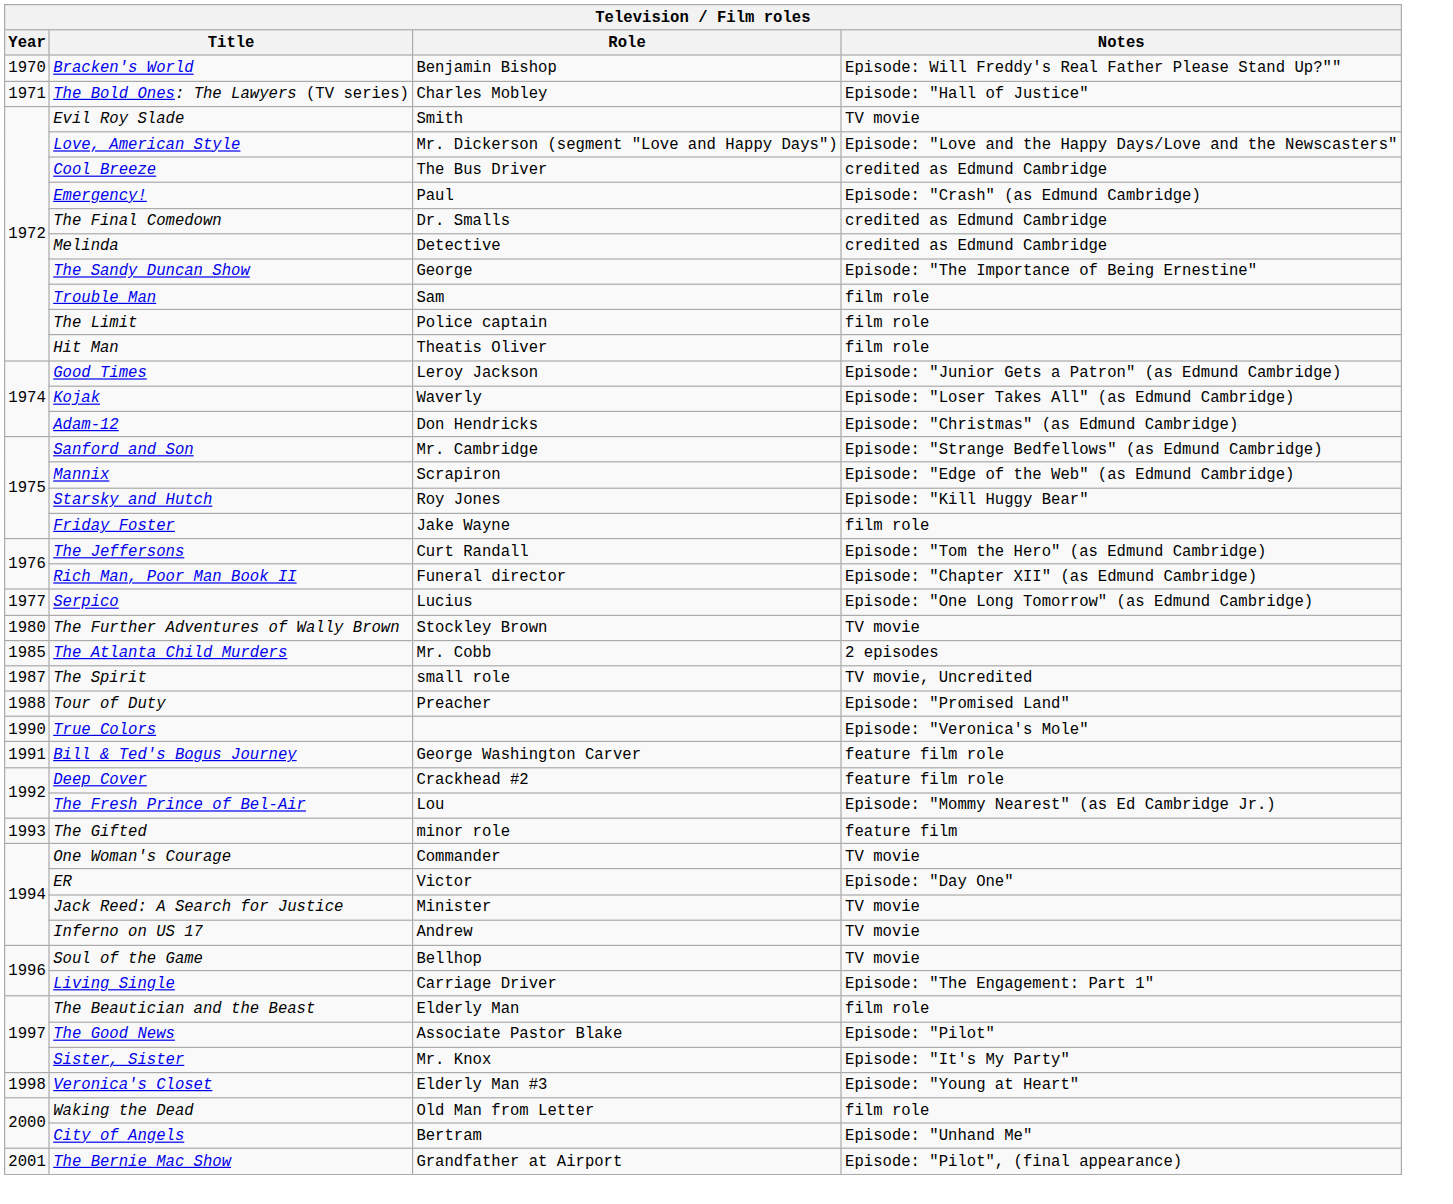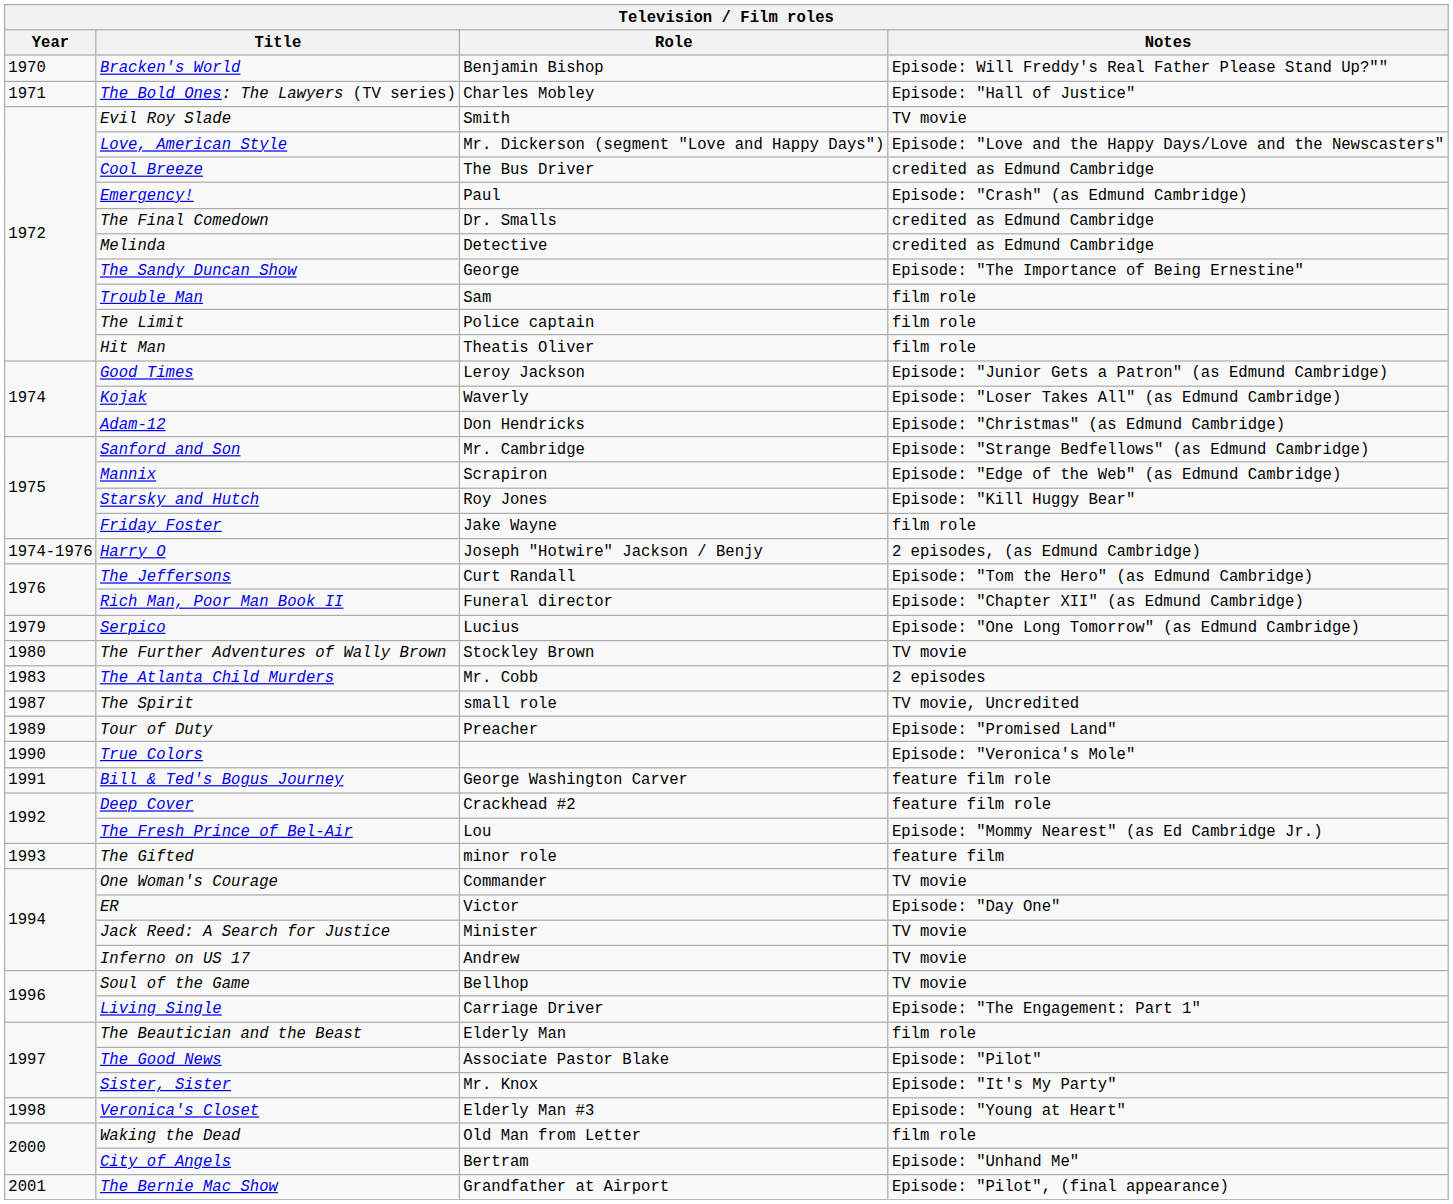+ row: (133, 551)
(27, 602) 1977 -> (27, 628) 1979
(27, 653) 1985 -> (27, 678) 1983
(27, 704) 1988 -> (27, 729) 1989
